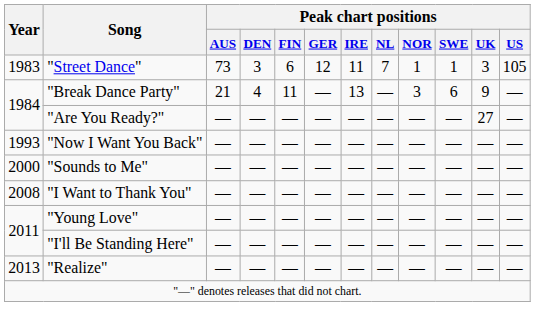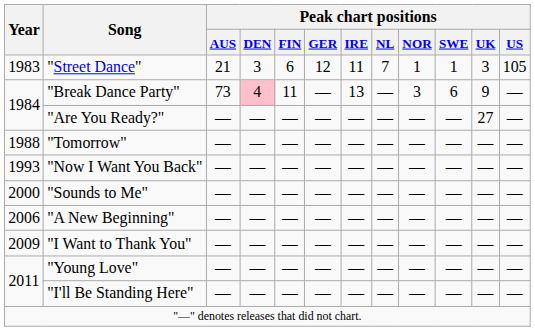(223, 67) 73 -> (223, 67) 21
(223, 92) 21 -> (223, 92) 73
(257, 92) no background -> (257, 92) pink background
+ row: (87, 142)
+ row: (111, 218)
(24, 192) 2008 -> (24, 243) 2009
- row: (77, 268)
